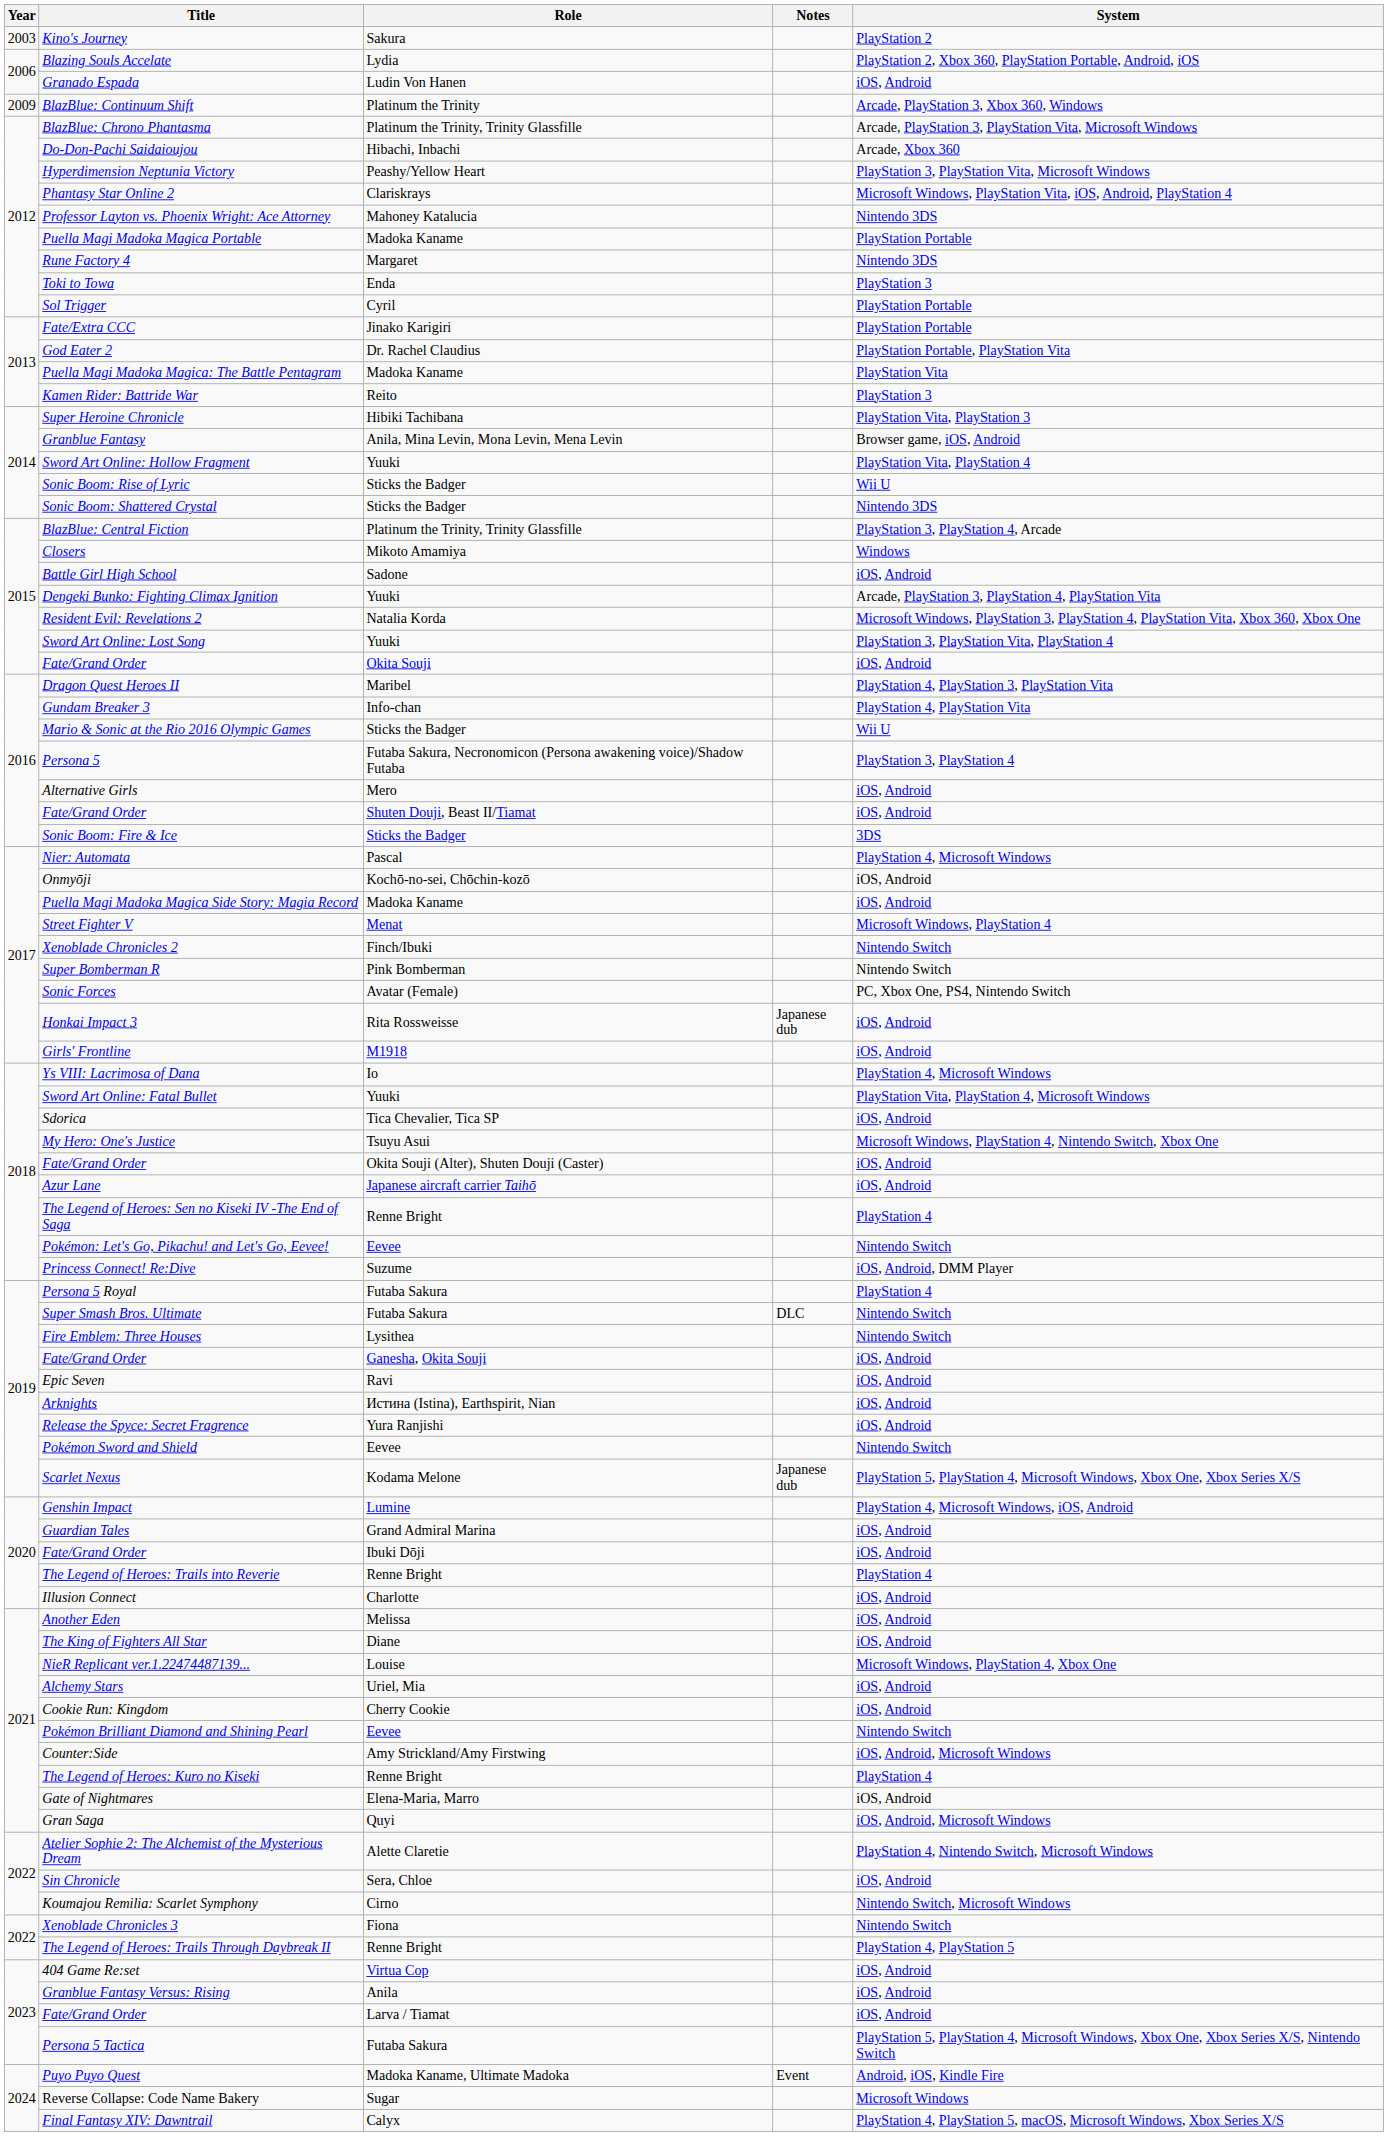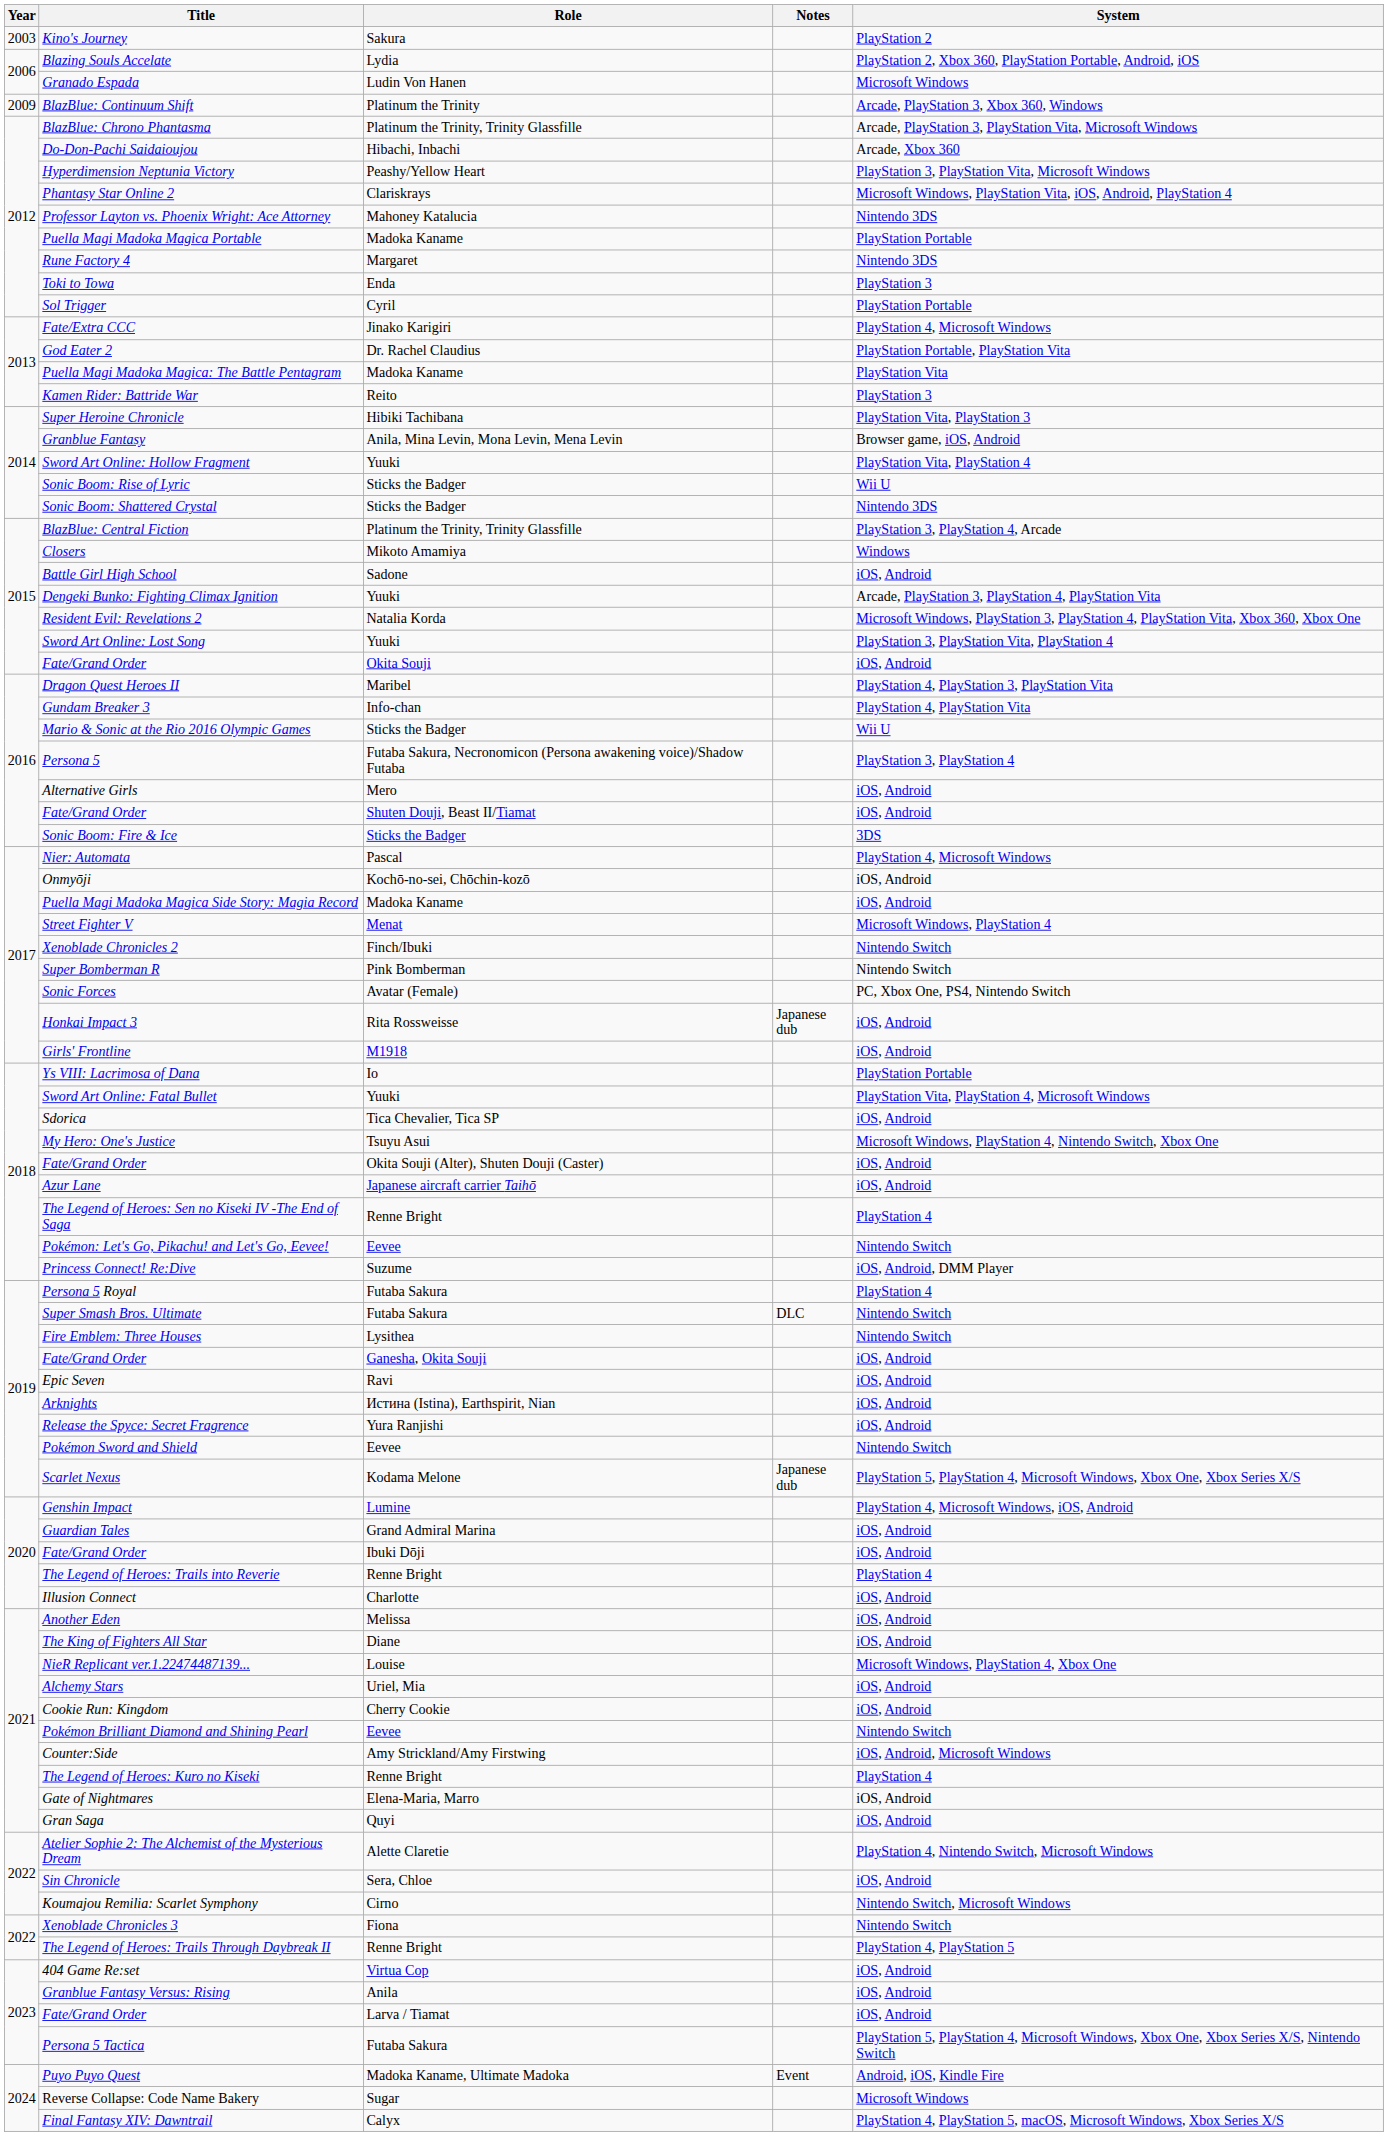(894, 82) iOS, Android -> (912, 82) Microsoft Windows
(914, 328) PlayStation Portable -> (954, 328) PlayStation 4, Microsoft Windows
(954, 1074) PlayStation 4, Microsoft Windows -> (914, 1074) PlayStation Portable
(953, 1820) iOS, Android, Microsoft Windows -> (894, 1820) iOS, Android
